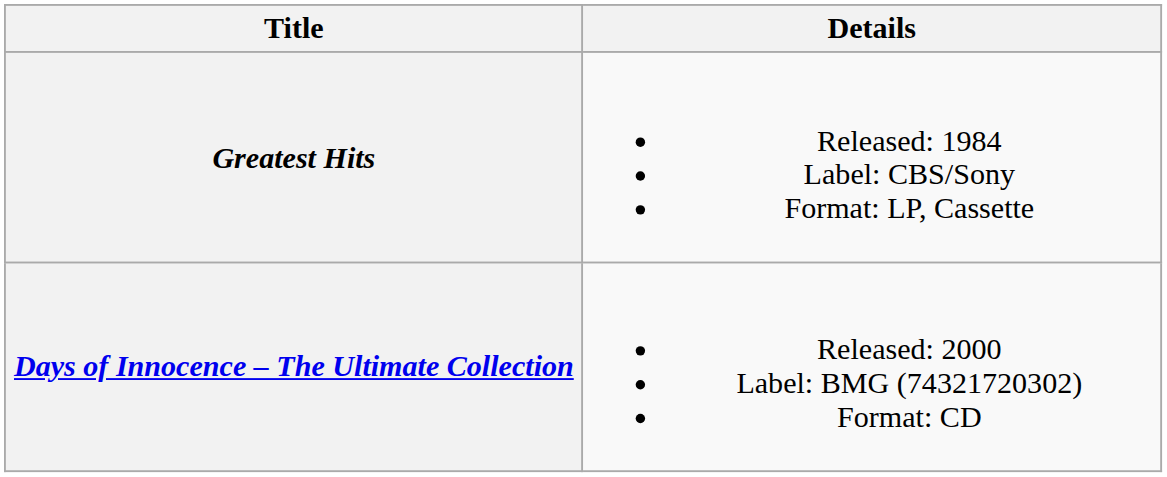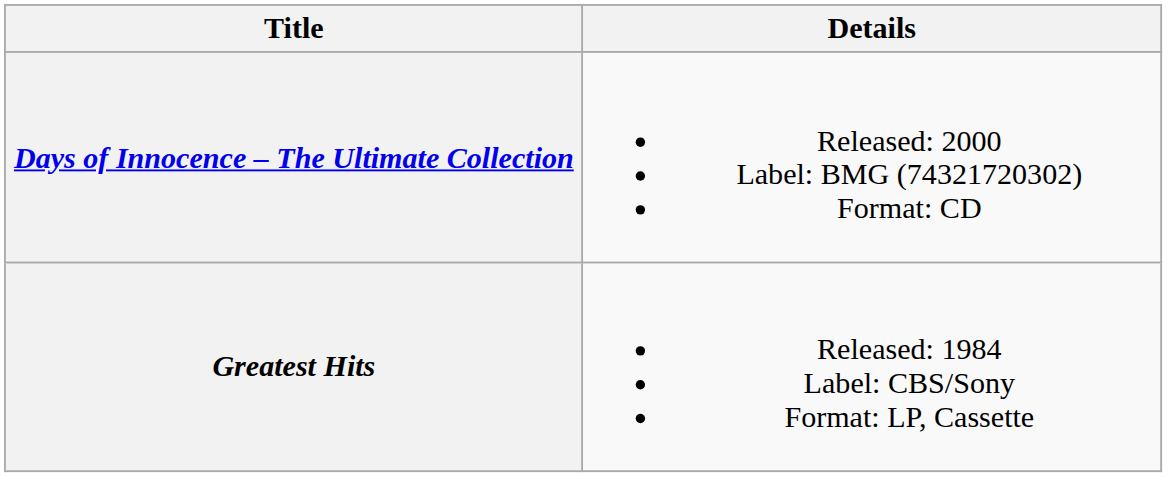rows swapped: (294, 156) <-> (294, 366)
